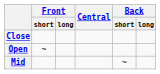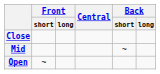rows swapped: (18, 62) <-> (18, 50)
